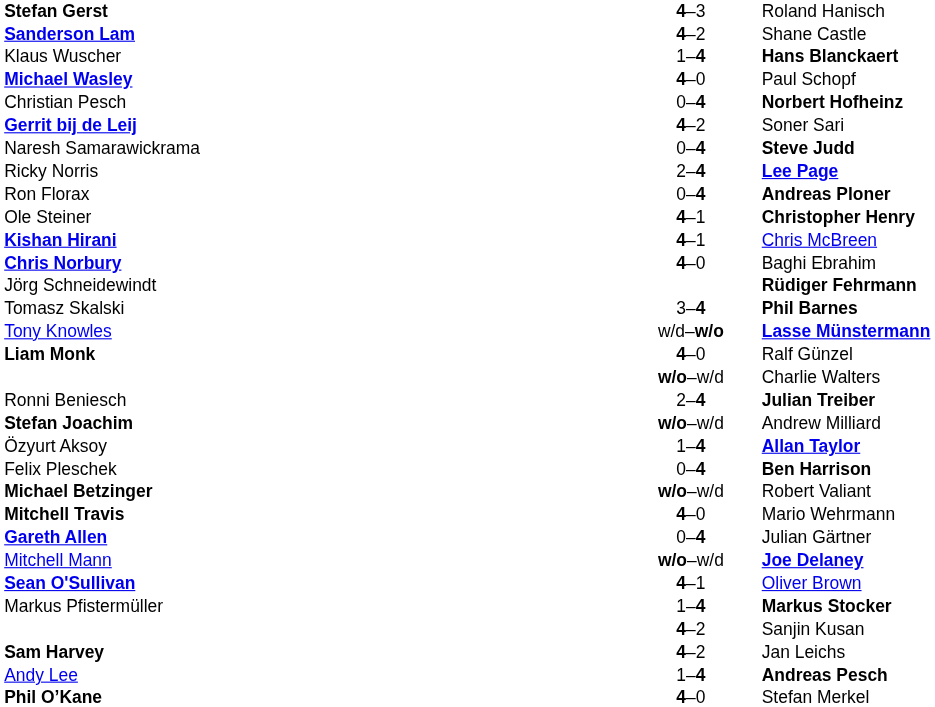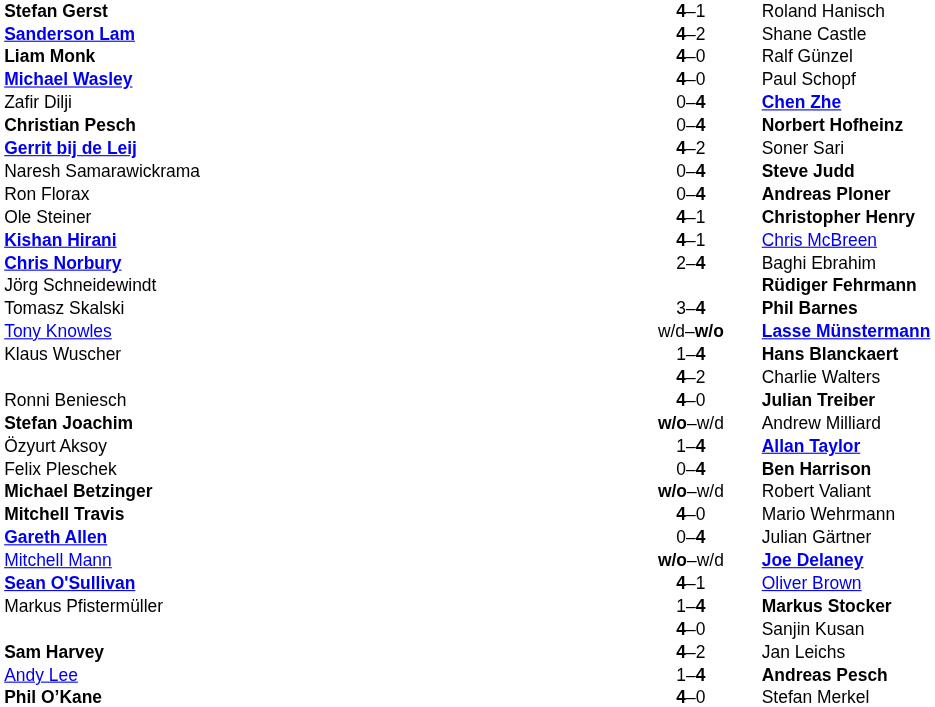(691, 11) 4–3 -> (691, 11) 4–1
rows swapped: (807, 354) <-> (830, 56)
+ row: (801, 102)
(65, 102) normal -> (70, 125) bold
- row: (800, 171)
(691, 263) 4–0 -> (691, 263) 2–4
(691, 377) w/o–w/d -> (691, 377) 4–2
(691, 400) 2–4 -> (691, 400) 4–0
(691, 629) 4–2 -> (691, 629) 4–0
